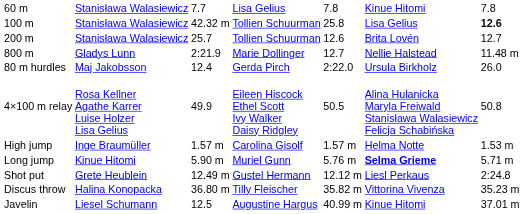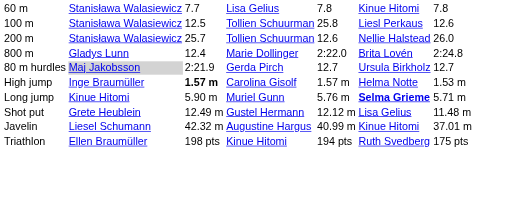(210, 23) 42.32 m -> (195, 23) 12.5
(391, 23) Lisa Gelius -> (391, 23) Liesl Perkaus
(491, 23) bold -> (444, 23) normal
(392, 38) Brita Lovén -> (394, 38) Nellie Halstead
(491, 38) 12.7 -> (444, 38) 26.0
(206, 53) 2:21.9 -> (195, 53) 12.4
(334, 53) 12.7 -> (332, 53) 2:22.0
(401, 53) Nellie Halstead -> (386, 53) Brita Lovén
(500, 53) 11.48 m -> (448, 53) 2:24.8
(111, 68) no background -> (104, 68) lightgrey background
(201, 68) 12.4 -> (200, 68) 2:21.9
(338, 68) 2:22.0 -> (327, 68) 12.7
(491, 68) 26.0 -> (444, 68) 12.7
- row: (38, 107)
(207, 145) normal -> (201, 82) bold
(397, 175) Liesl Perkaus -> (385, 112) Lisa Gelius
(496, 175) 2:24.8 -> (452, 112) 11.48 m
- row: (35, 190)
(201, 204) 12.5 -> (204, 127) 42.32 m
+ row: (25, 141)
